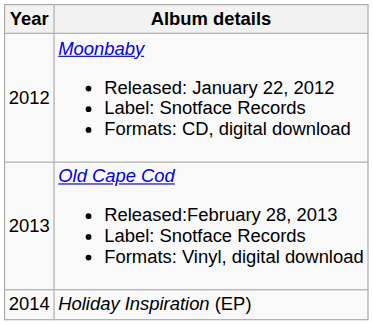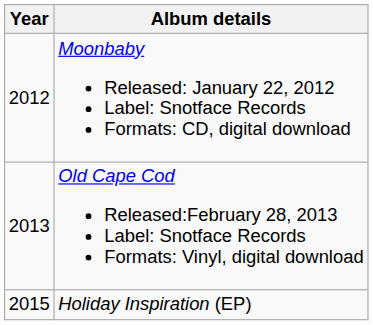(29, 304) 2014 -> (29, 304) 2015
